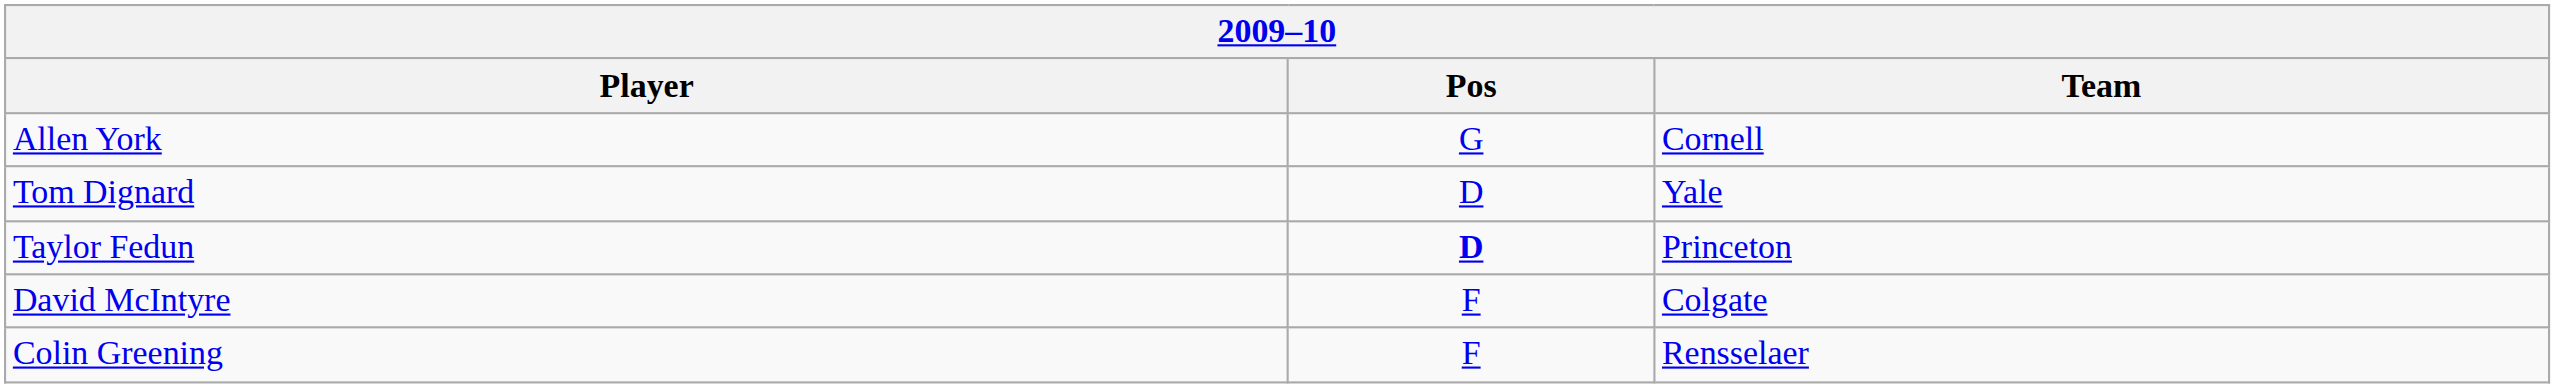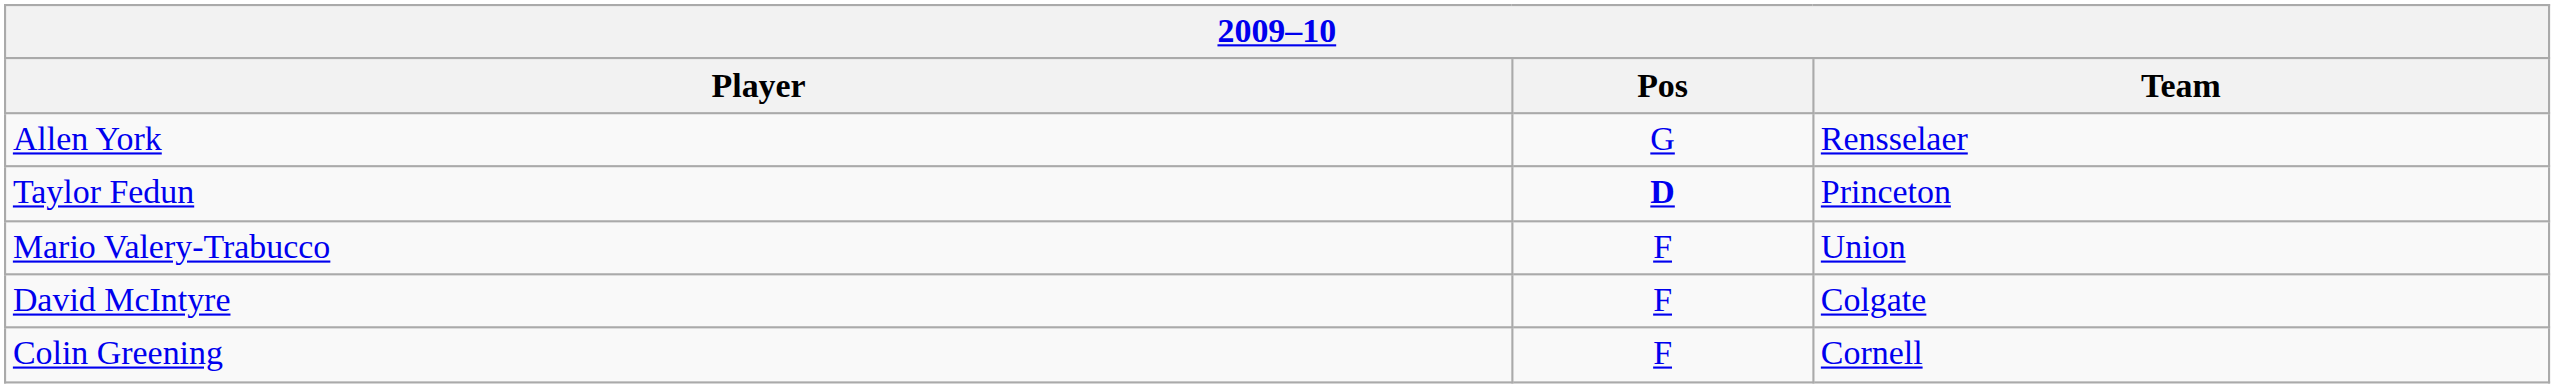(1713, 138) Cornell -> (1894, 138) Rensselaer
- row: (104, 192)
+ row: (172, 246)
(1735, 354) Rensselaer -> (1872, 354) Cornell
